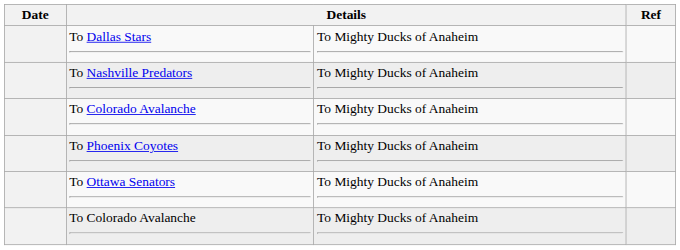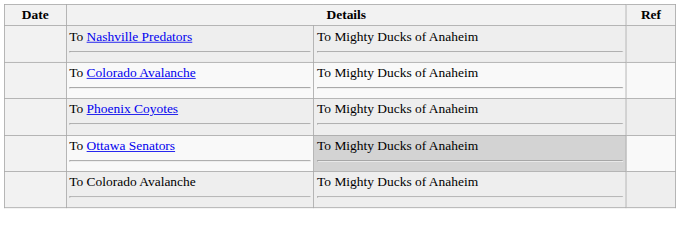- row: (35, 44)
(470, 186) no background -> (470, 150) lightgrey background
